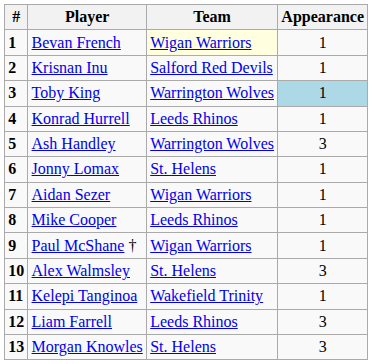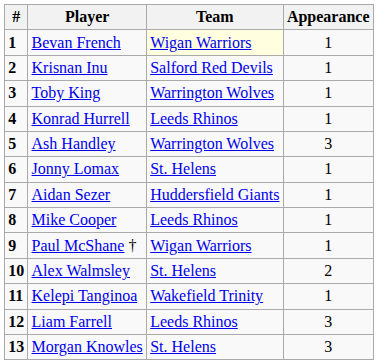(323, 93) lightblue background -> (328, 93) no background
(201, 194) Wigan Warriors -> (215, 194) Huddersfield Giants
(323, 270) 3 -> (328, 270) 2
